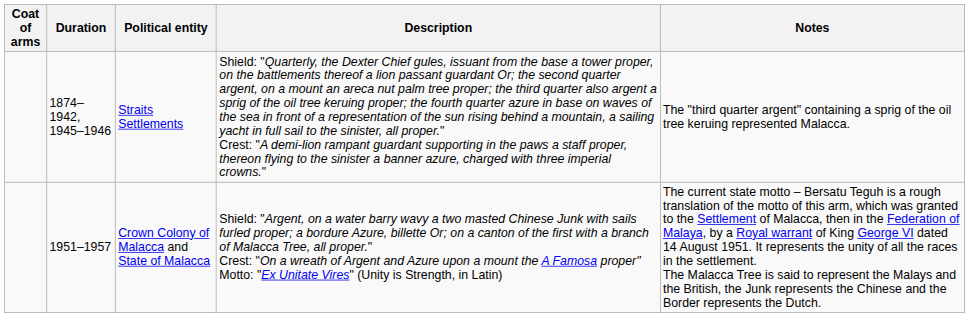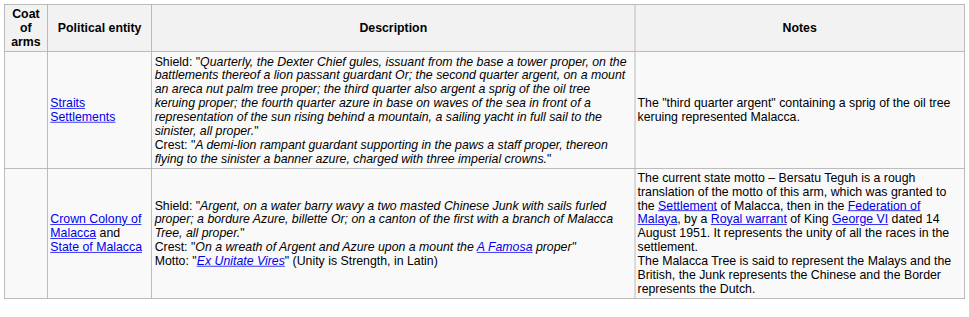- column: (81, 28)
